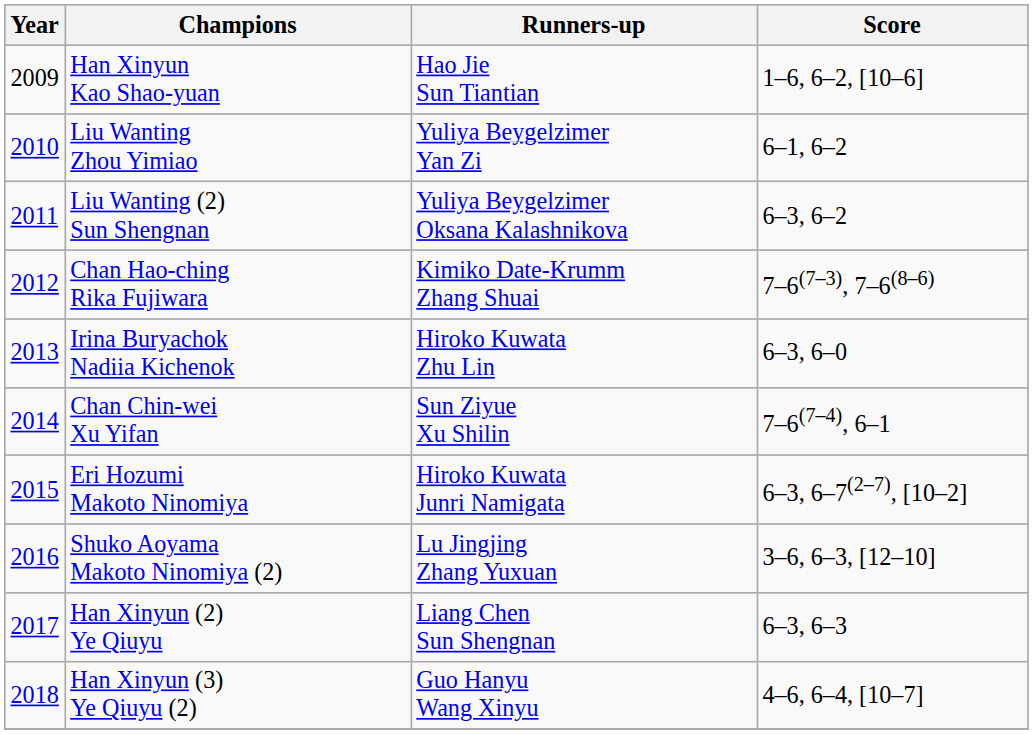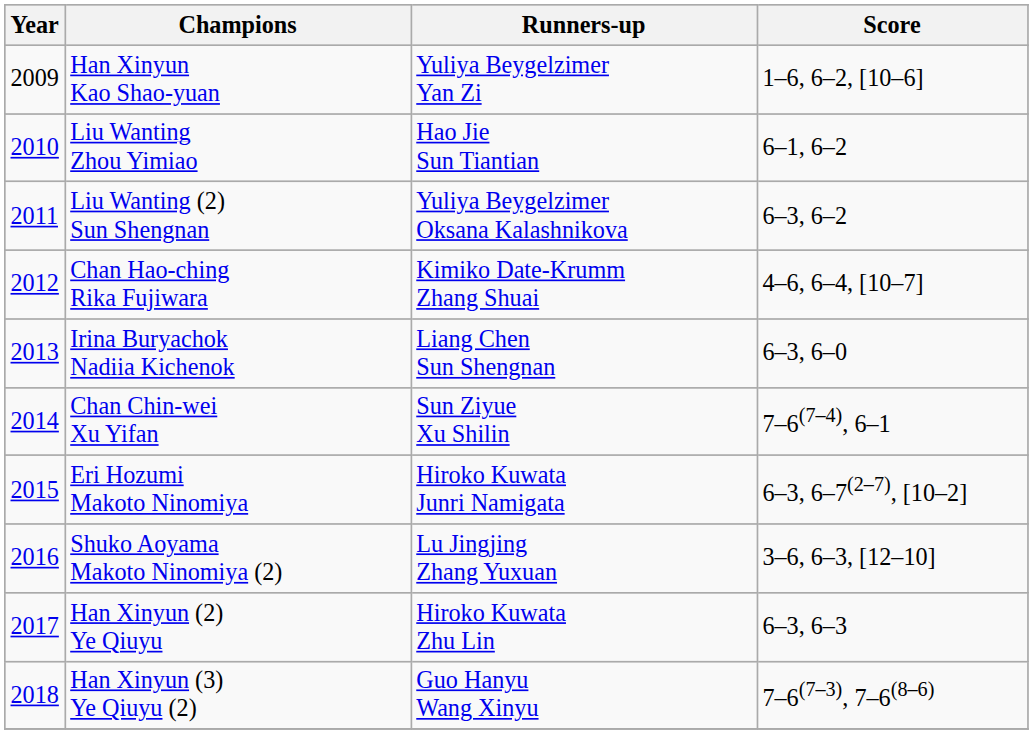(478, 79) Hao Jie Sun Tiantian -> (513, 79) Yuliya Beygelzimer Yan Zi
(513, 147) Yuliya Beygelzimer Yan Zi -> (478, 147) Hao Jie Sun Tiantian
(848, 284) 7–6(7–3), 7–6(8–6) -> (843, 284) 4–6, 6–4, [10–7]
(491, 352) Hiroko Kuwata Zhu Lin -> (486, 352) Liang Chen Sun Shengnan
(486, 626) Liang Chen Sun Shengnan -> (491, 626) Hiroko Kuwata Zhu Lin
(843, 695) 4–6, 6–4, [10–7] -> (848, 695) 7–6(7–3), 7–6(8–6)
